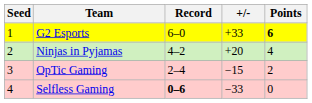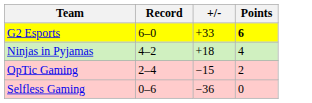- column: (19, 13)
(234, 51) +20 -> (205, 51) +18
(176, 88) bold -> (147, 88) normal
(234, 88) −33 -> (205, 88) −36
